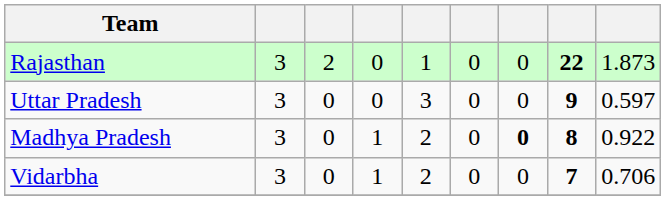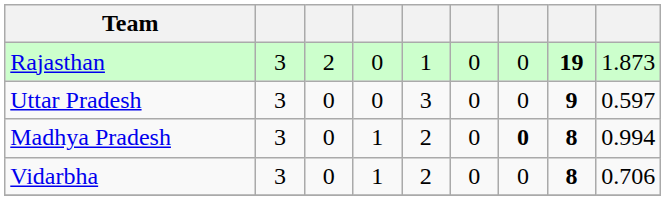(571, 61) 22 -> (571, 61) 19
(628, 137) 0.922 -> (628, 137) 0.994
(571, 175) 7 -> (571, 175) 8
